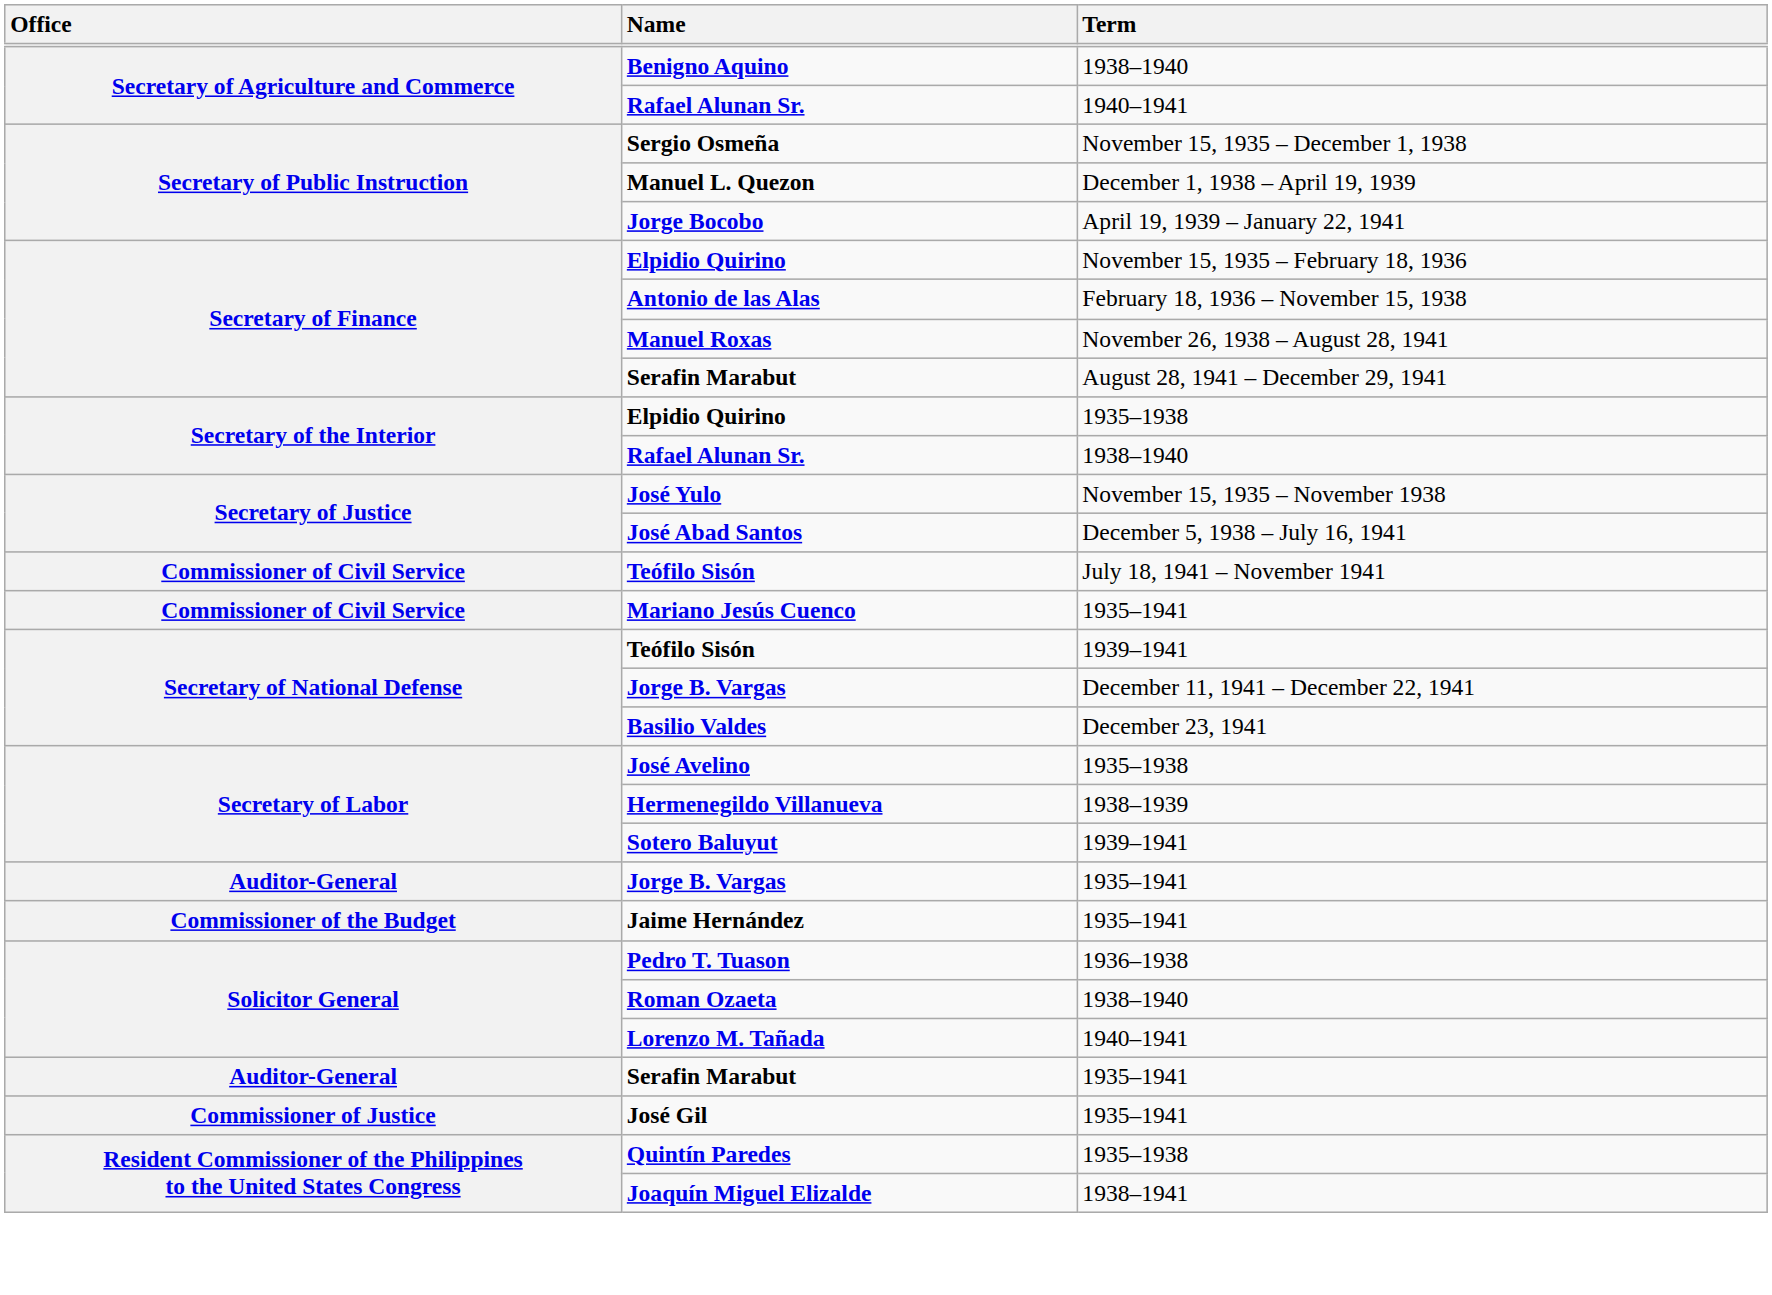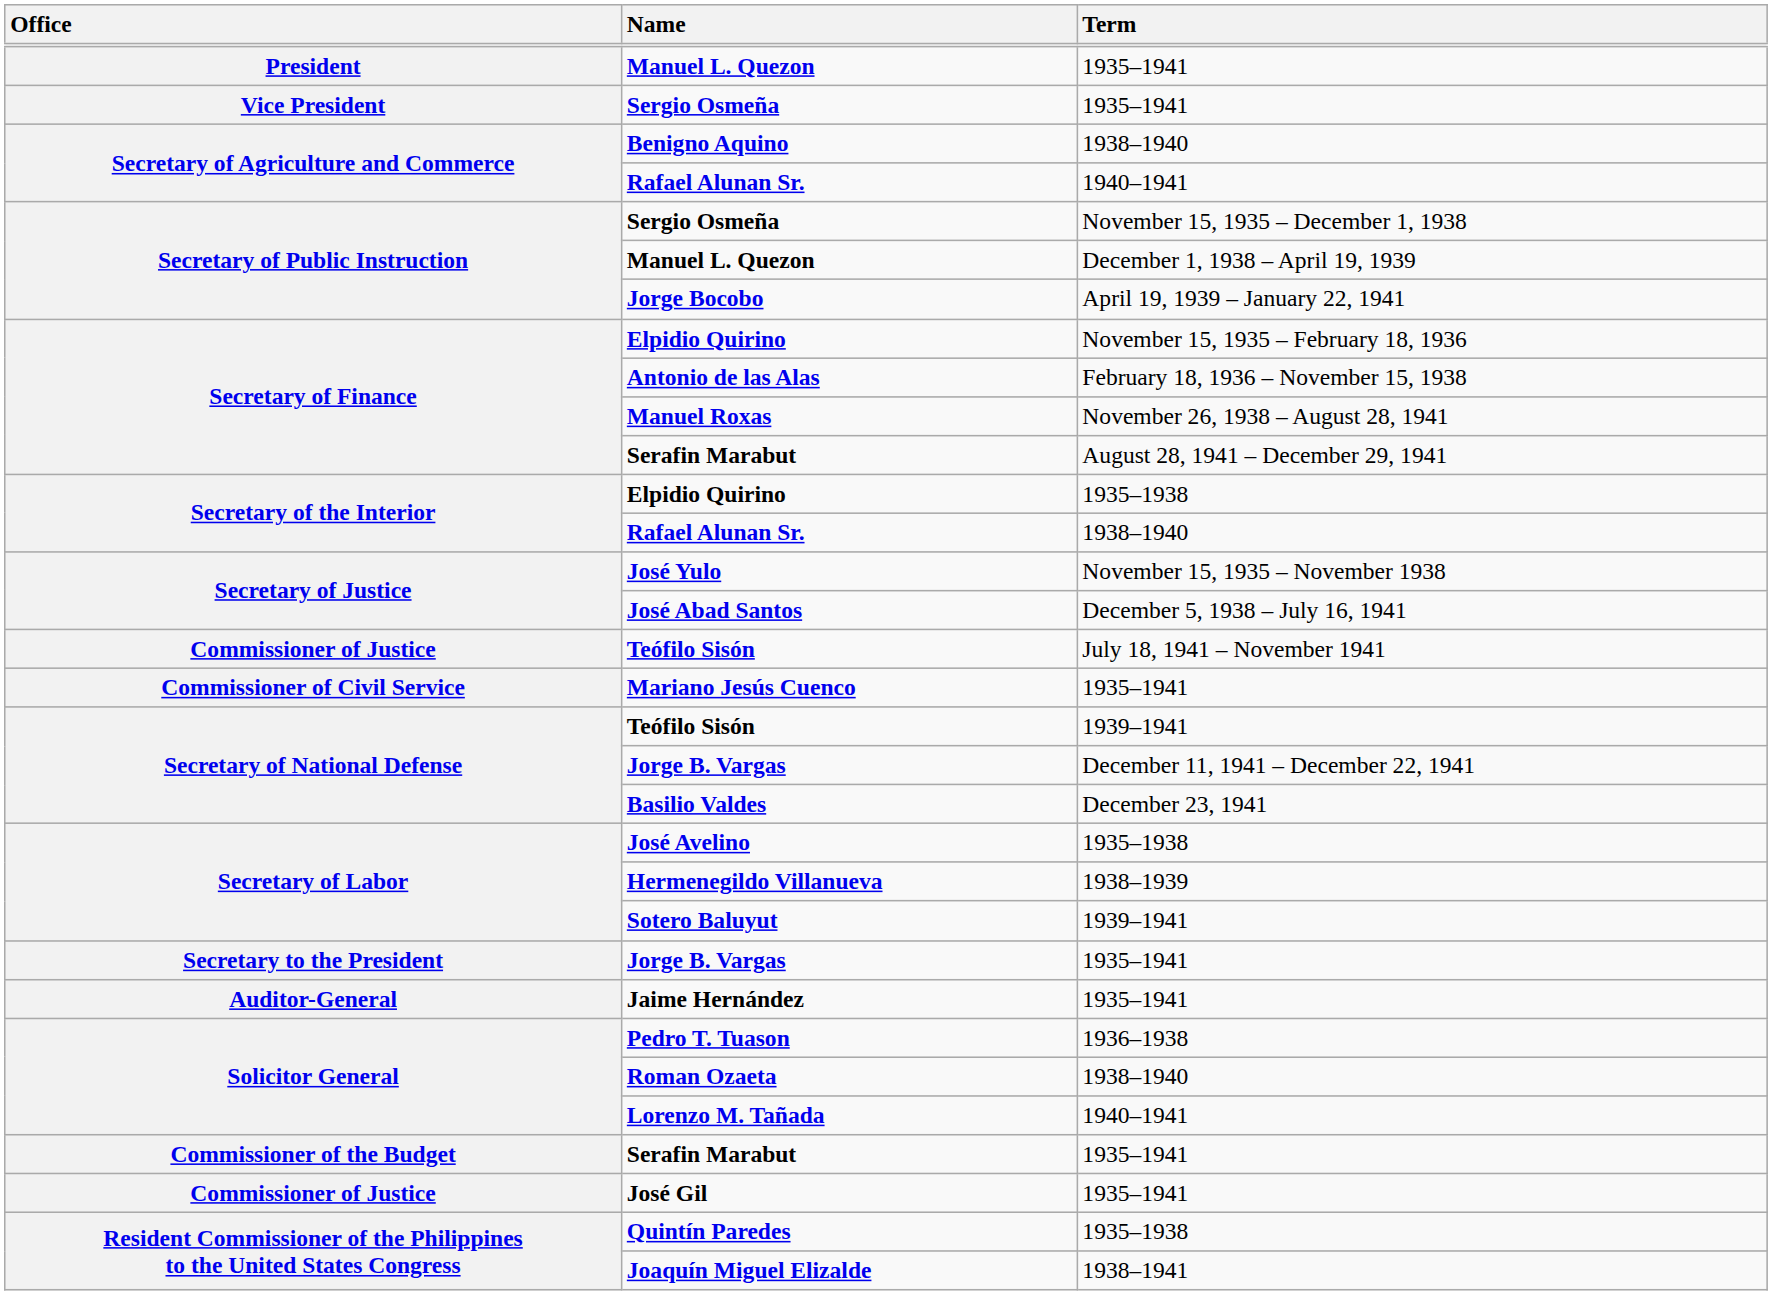+ row: (721, 66)
+ row: (703, 104)
(313, 571) Commissioner of Civil Service -> (313, 648) Commissioner of Justice
(313, 881) Auditor-General -> (313, 959) Secretary to the President
(313, 920) Commissioner of the Budget -> (313, 998) Auditor-General
(313, 1076) Auditor-General -> (313, 1153) Commissioner of the Budget
